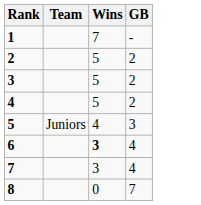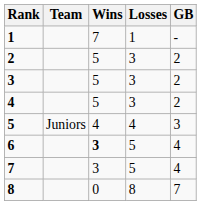+ column: (148, 15)
